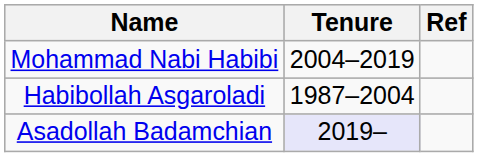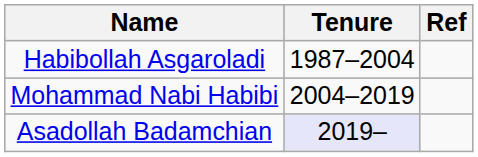rows swapped: (144, 95) <-> (144, 59)
